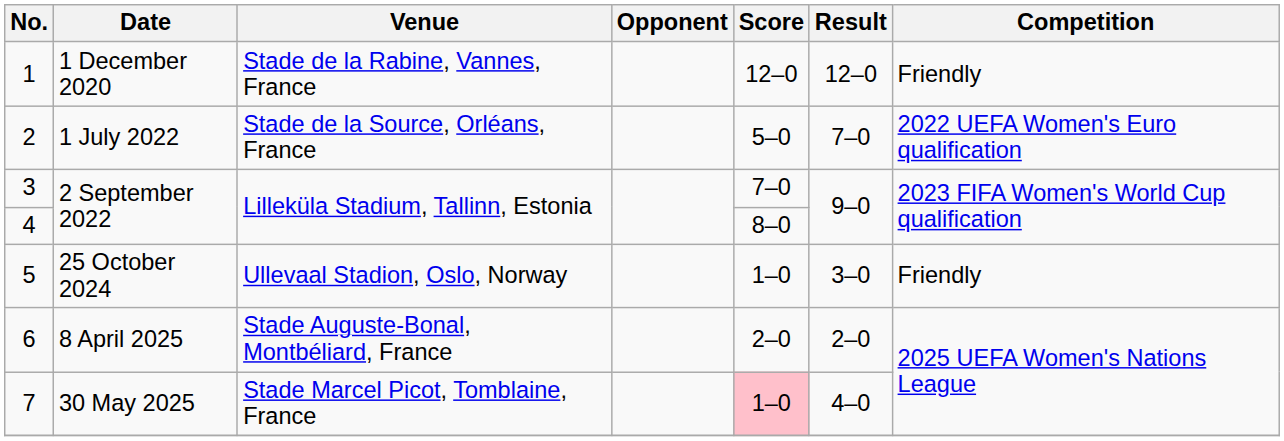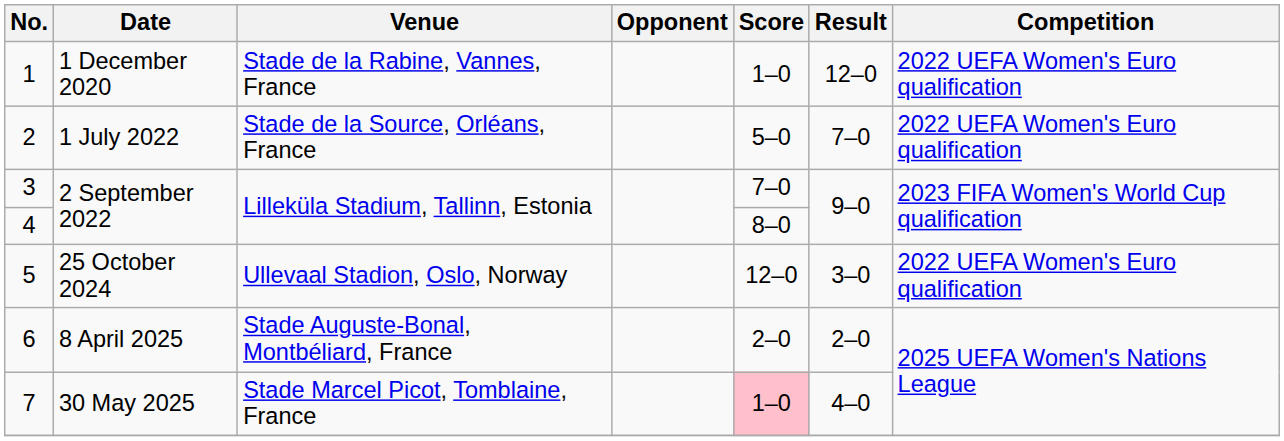(771, 73) 12–0 -> (771, 73) 1–0
(939, 73) Friendly -> (1037, 73) 2022 UEFA Women's Euro qualification
(771, 275) 1–0 -> (771, 275) 12–0
(939, 275) Friendly -> (1037, 275) 2022 UEFA Women's Euro qualification
